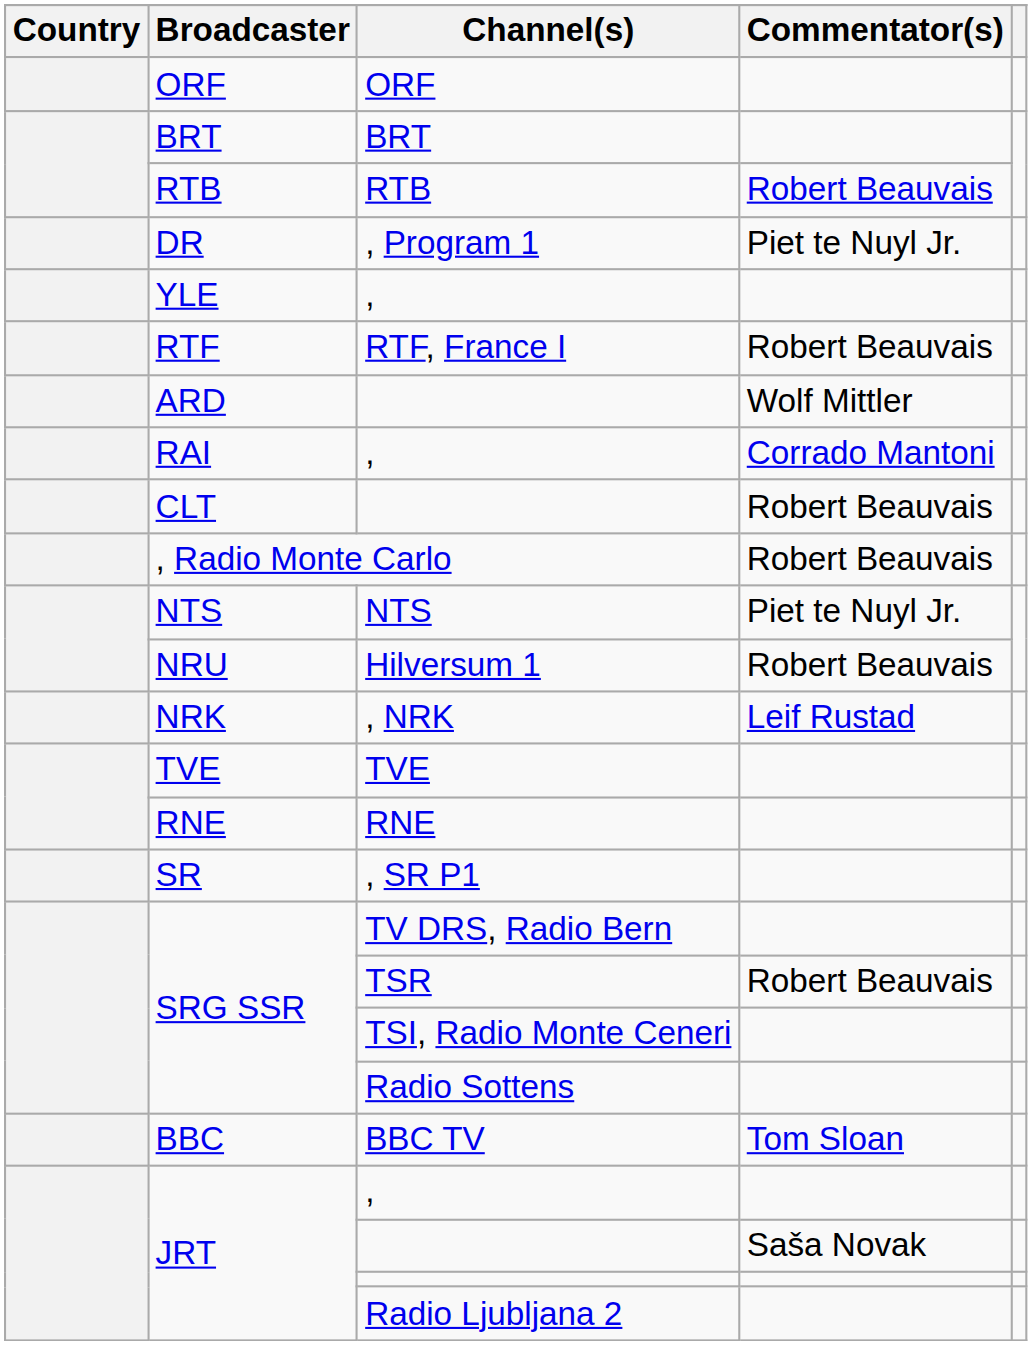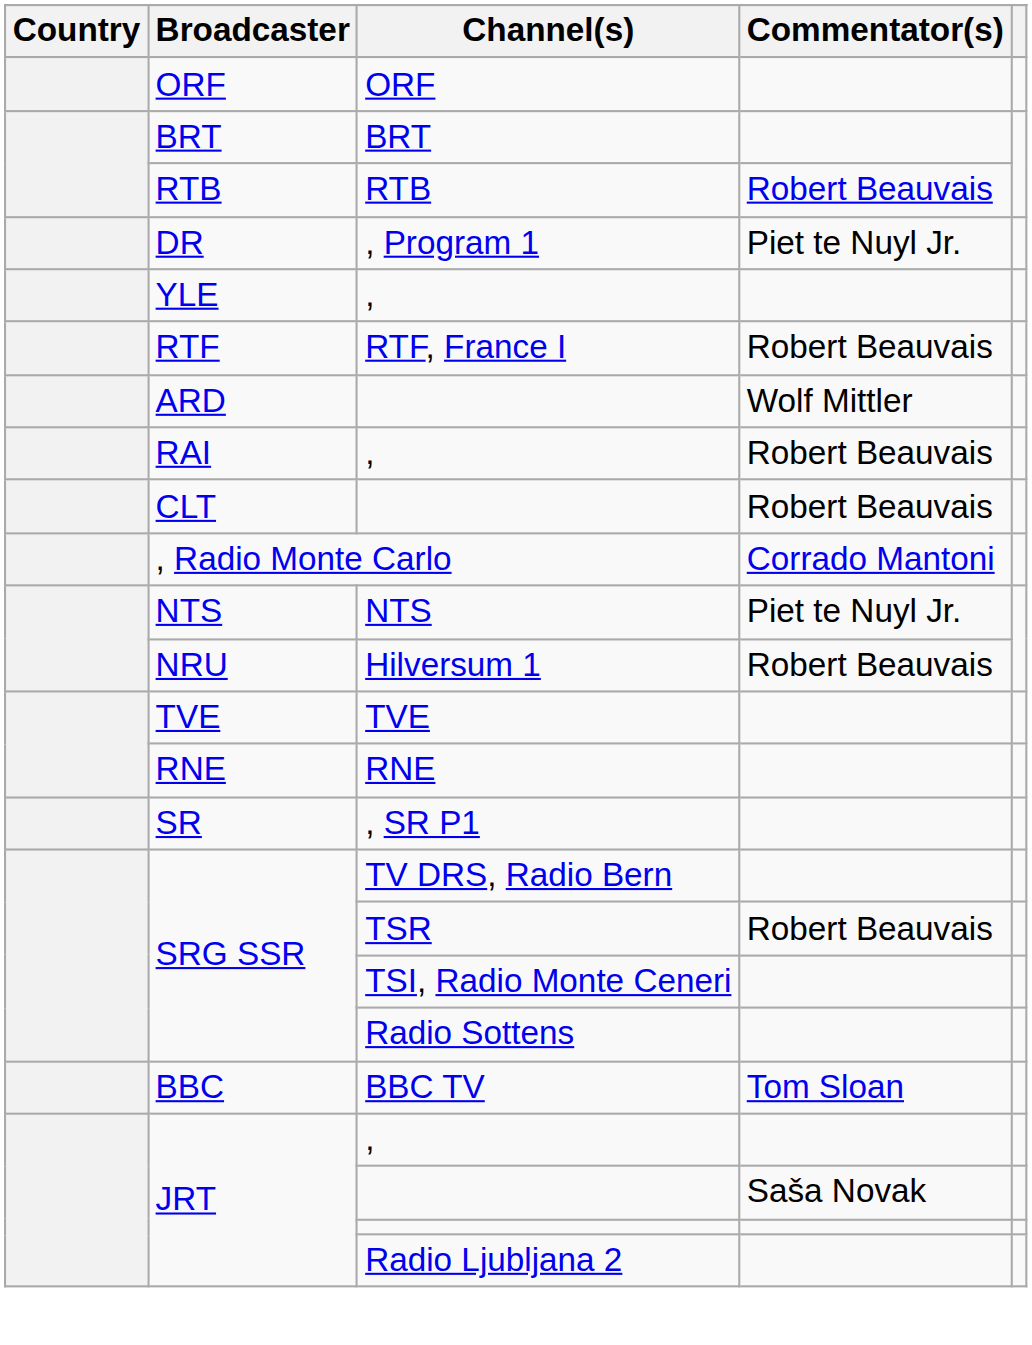(871, 453) Corrado Mantoni -> (870, 453) Robert Beauvais
(870, 558) Robert Beauvais -> (871, 558) Corrado Mantoni
- row: (191, 717)
